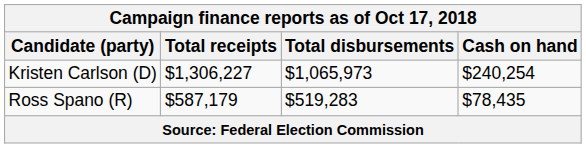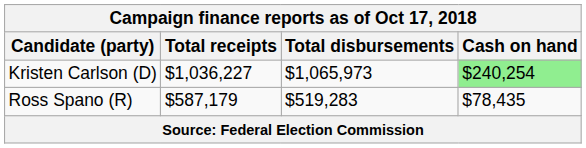(209, 73) $1,306,227 -> (209, 73) $1,036,227
(499, 73) no background -> (499, 73) lightgreen background
